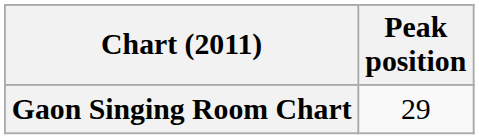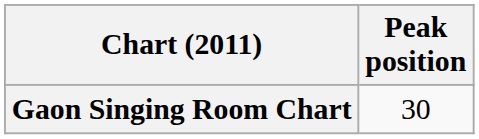(416, 108) 29 -> (416, 108) 30
